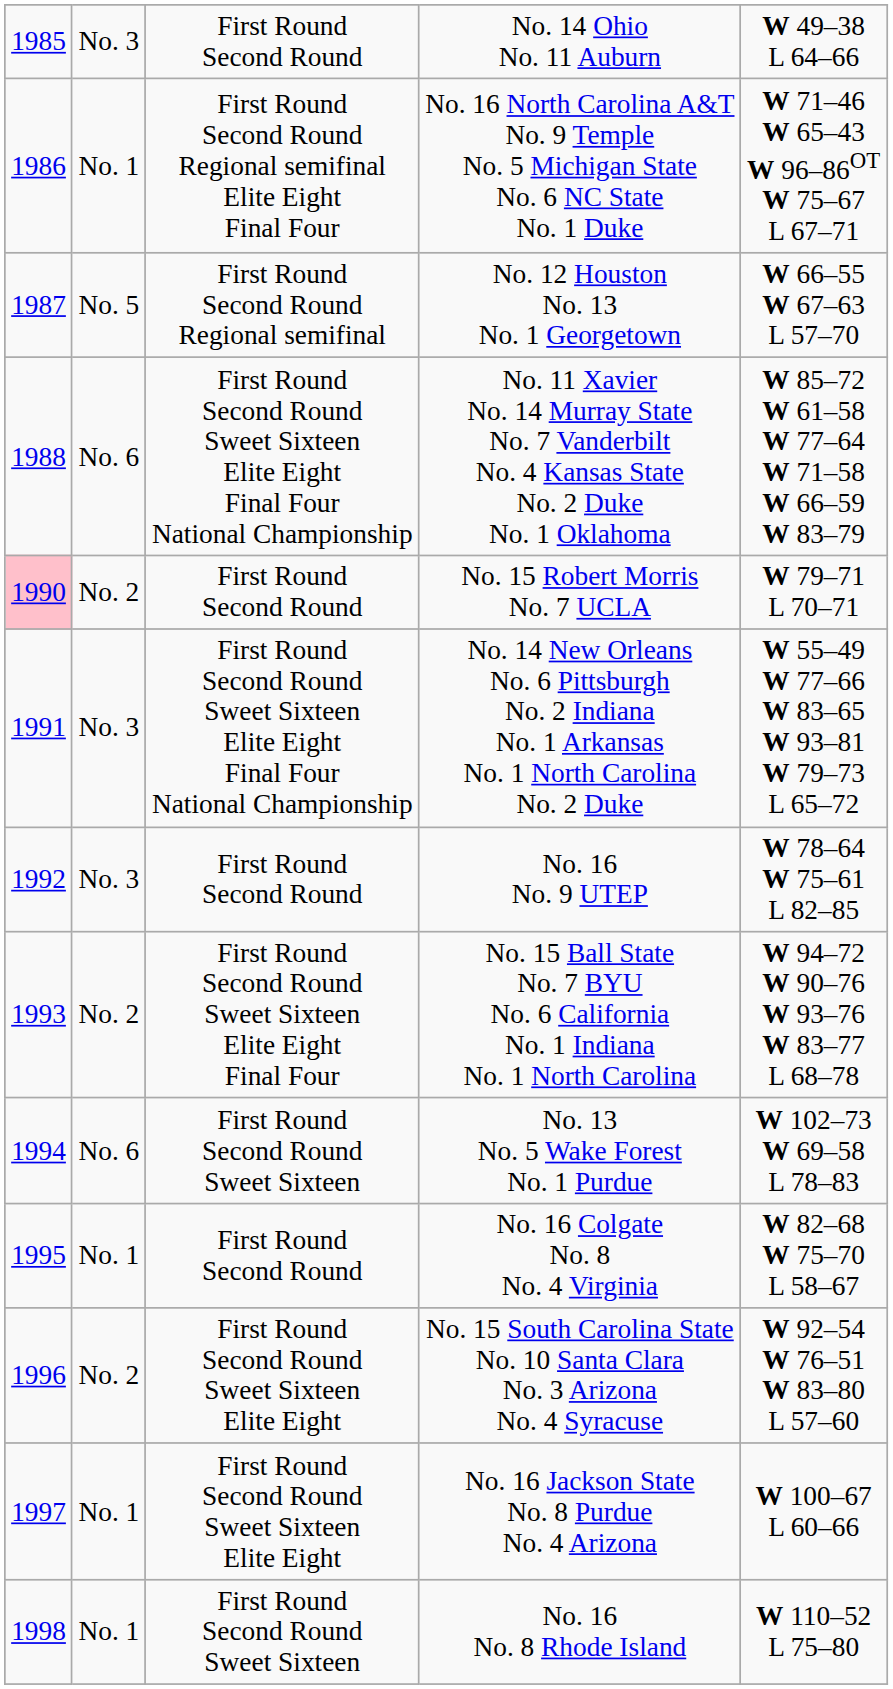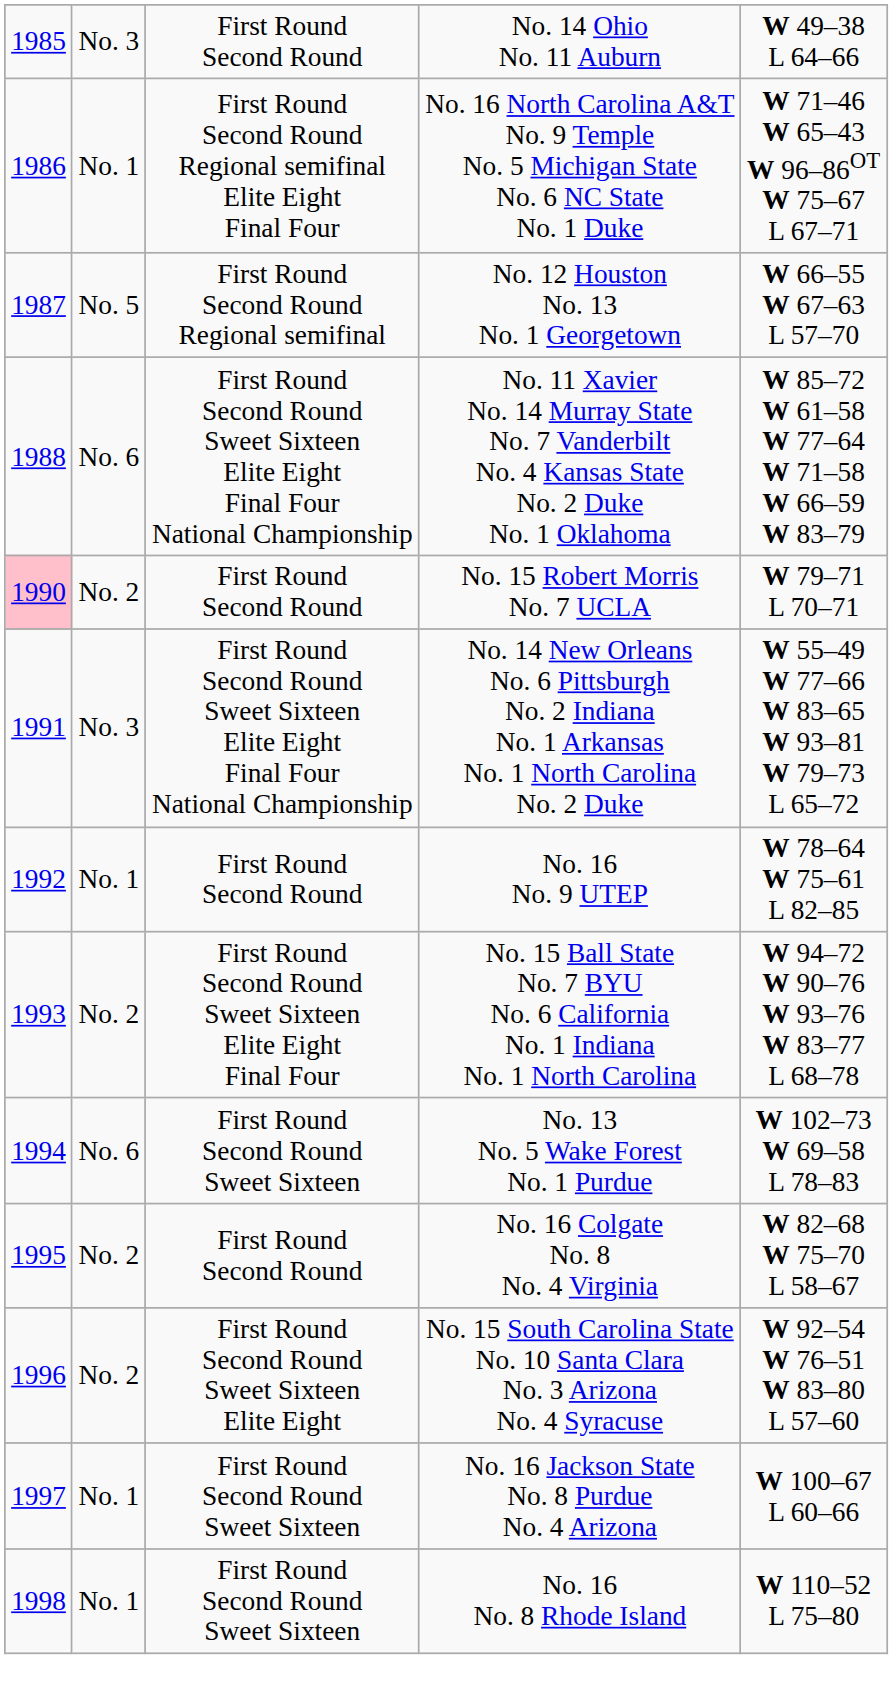(109, 878) No. 3 -> (109, 878) No. 1
(109, 1255) No. 1 -> (109, 1255) No. 2
(282, 1511) First Round Second Round Sweet Sixteen Elite Eight -> (282, 1495) First Round Second Round Sweet Sixteen
